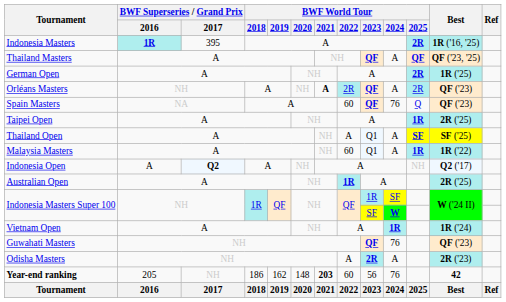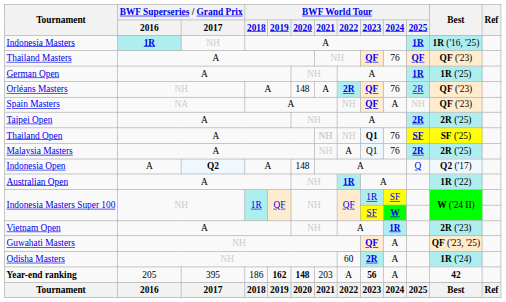(213, 43) 395 -> (213, 43) NH
(418, 43) 2R -> (418, 43) 1R
(395, 58) A -> (395, 58) 76
(456, 58) QF ('23, '25) -> (456, 58) QF ('23)
(418, 74) 2R -> (418, 74) 1R
(303, 89) NH -> (303, 89) 148
(326, 89) bold -> (326, 89) normal
(349, 89) normal -> (349, 89) bold
(395, 89) A -> (395, 89) 76
(349, 105) 60 -> (349, 105) NH
(395, 105) 76 -> (395, 105) A
(418, 105) Q -> (418, 105) NH
(418, 120) 1R -> (418, 120) 2R
(326, 136) normal -> (326, 136) bold
(349, 136) A -> (349, 136) NH
(372, 136) normal -> (372, 136) bold
(395, 136) A -> (395, 136) 76
(349, 151) 60 -> (349, 151) A
(395, 151) A -> (395, 151) 76
(418, 151) 1R -> (418, 151) 2R
(456, 151) 1R ('22) -> (456, 151) 2R ('25)
(303, 166) NH -> (303, 166) 148
(418, 166) NH -> (418, 166) Q
(456, 182) 2R ('25) -> (456, 182) 1R ('22)
(456, 228) 1R ('24) -> (456, 228) 2R ('23)
(395, 244) 76 -> (395, 244) A
(456, 244) QF ('23) -> (456, 244) QF ('23, '25)
(349, 259) A -> (349, 259) 60
(456, 259) 2R ('23) -> (456, 259) 1R ('24)
(213, 275) NH -> (213, 275) 395
(279, 275) normal -> (279, 275) bold
(303, 275) normal -> (303, 275) bold
(326, 275) bold -> (326, 275) normal
(349, 275) 60 -> (349, 275) A
(372, 275) normal -> (372, 275) bold
(395, 275) 76 -> (395, 275) A
